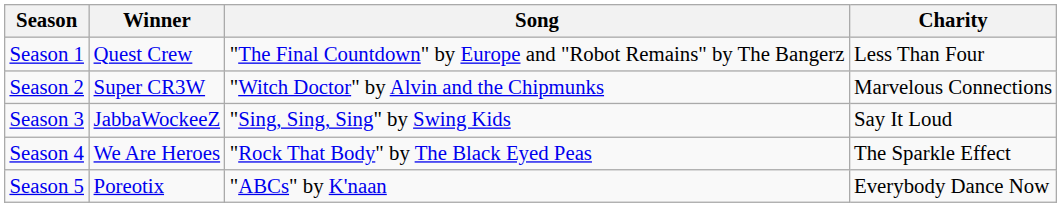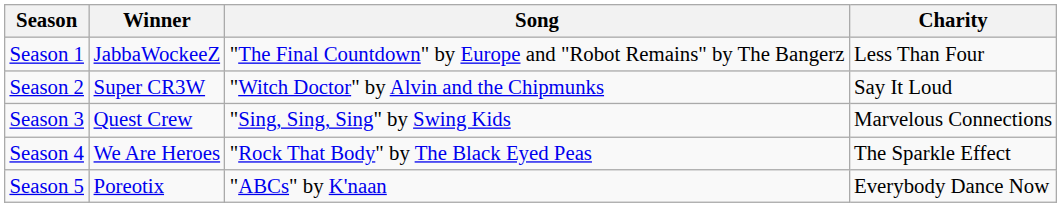(143, 53) Quest Crew -> (157, 53) JabbaWockeeZ
(953, 86) Marvelous Connections -> (903, 86) Say It Loud
(157, 119) JabbaWockeeZ -> (143, 119) Quest Crew
(903, 119) Say It Loud -> (953, 119) Marvelous Connections
